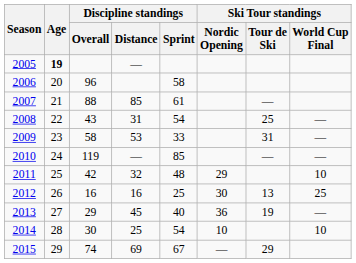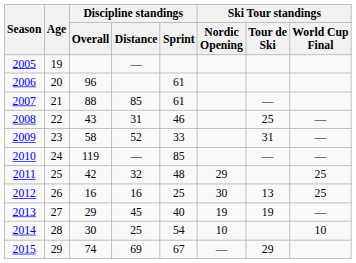(57, 63) bold -> (57, 63) normal
(179, 82) 58 -> (179, 82) 61
(179, 119) 54 -> (179, 119) 46
(136, 138) 53 -> (136, 138) 52
(320, 175) 10 -> (320, 175) 25
(222, 212) 36 -> (222, 212) 19
